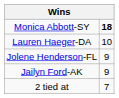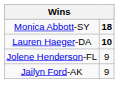(107, 42) normal -> (107, 42) bold
- row: (52, 87)
